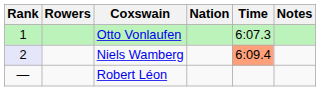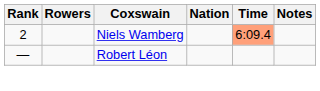- row: (139, 34)
(23, 55) lavender background -> (23, 34) no background
